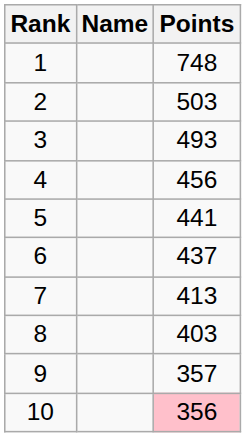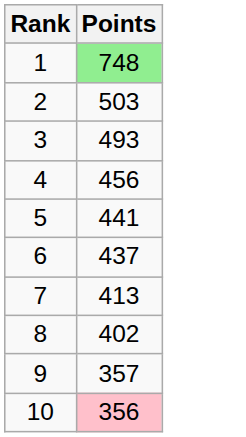- column: (115, 23)
(197, 62) no background -> (119, 62) lightgreen background
(197, 334) 403 -> (119, 334) 402
